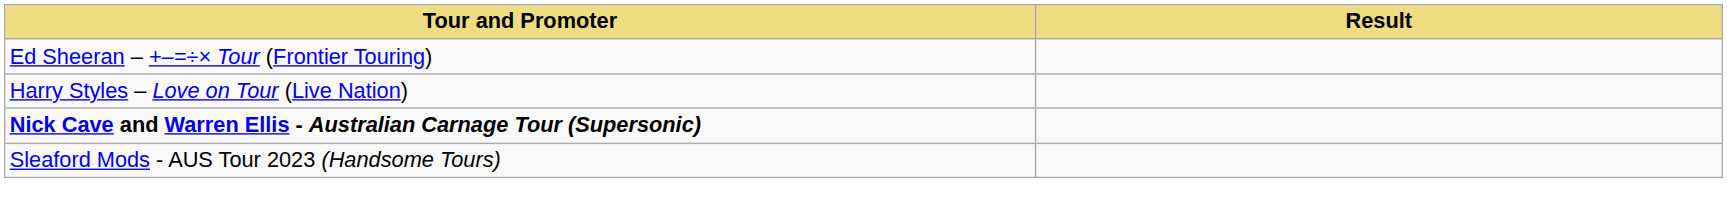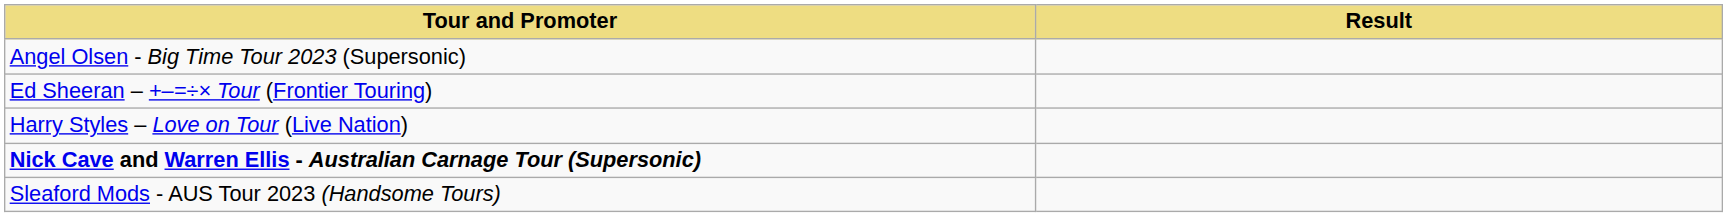+ row: (238, 56)
